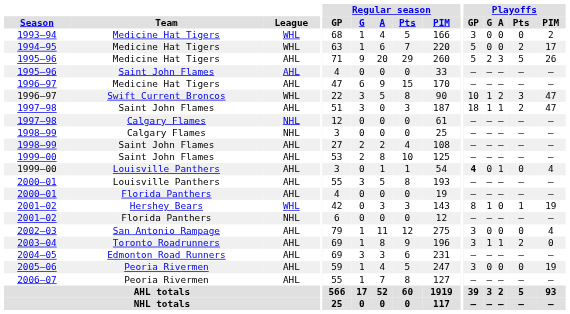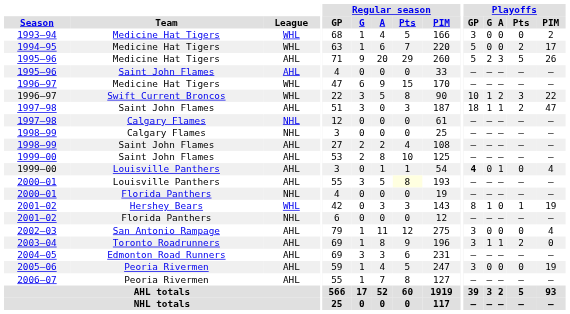(291, 84) AHL -> (291, 84) WHL
(551, 96) 47 -> (551, 96) 22
(407, 181) no background -> (407, 181) lightyellow background
(291, 194) AHL -> (291, 194) NHL
